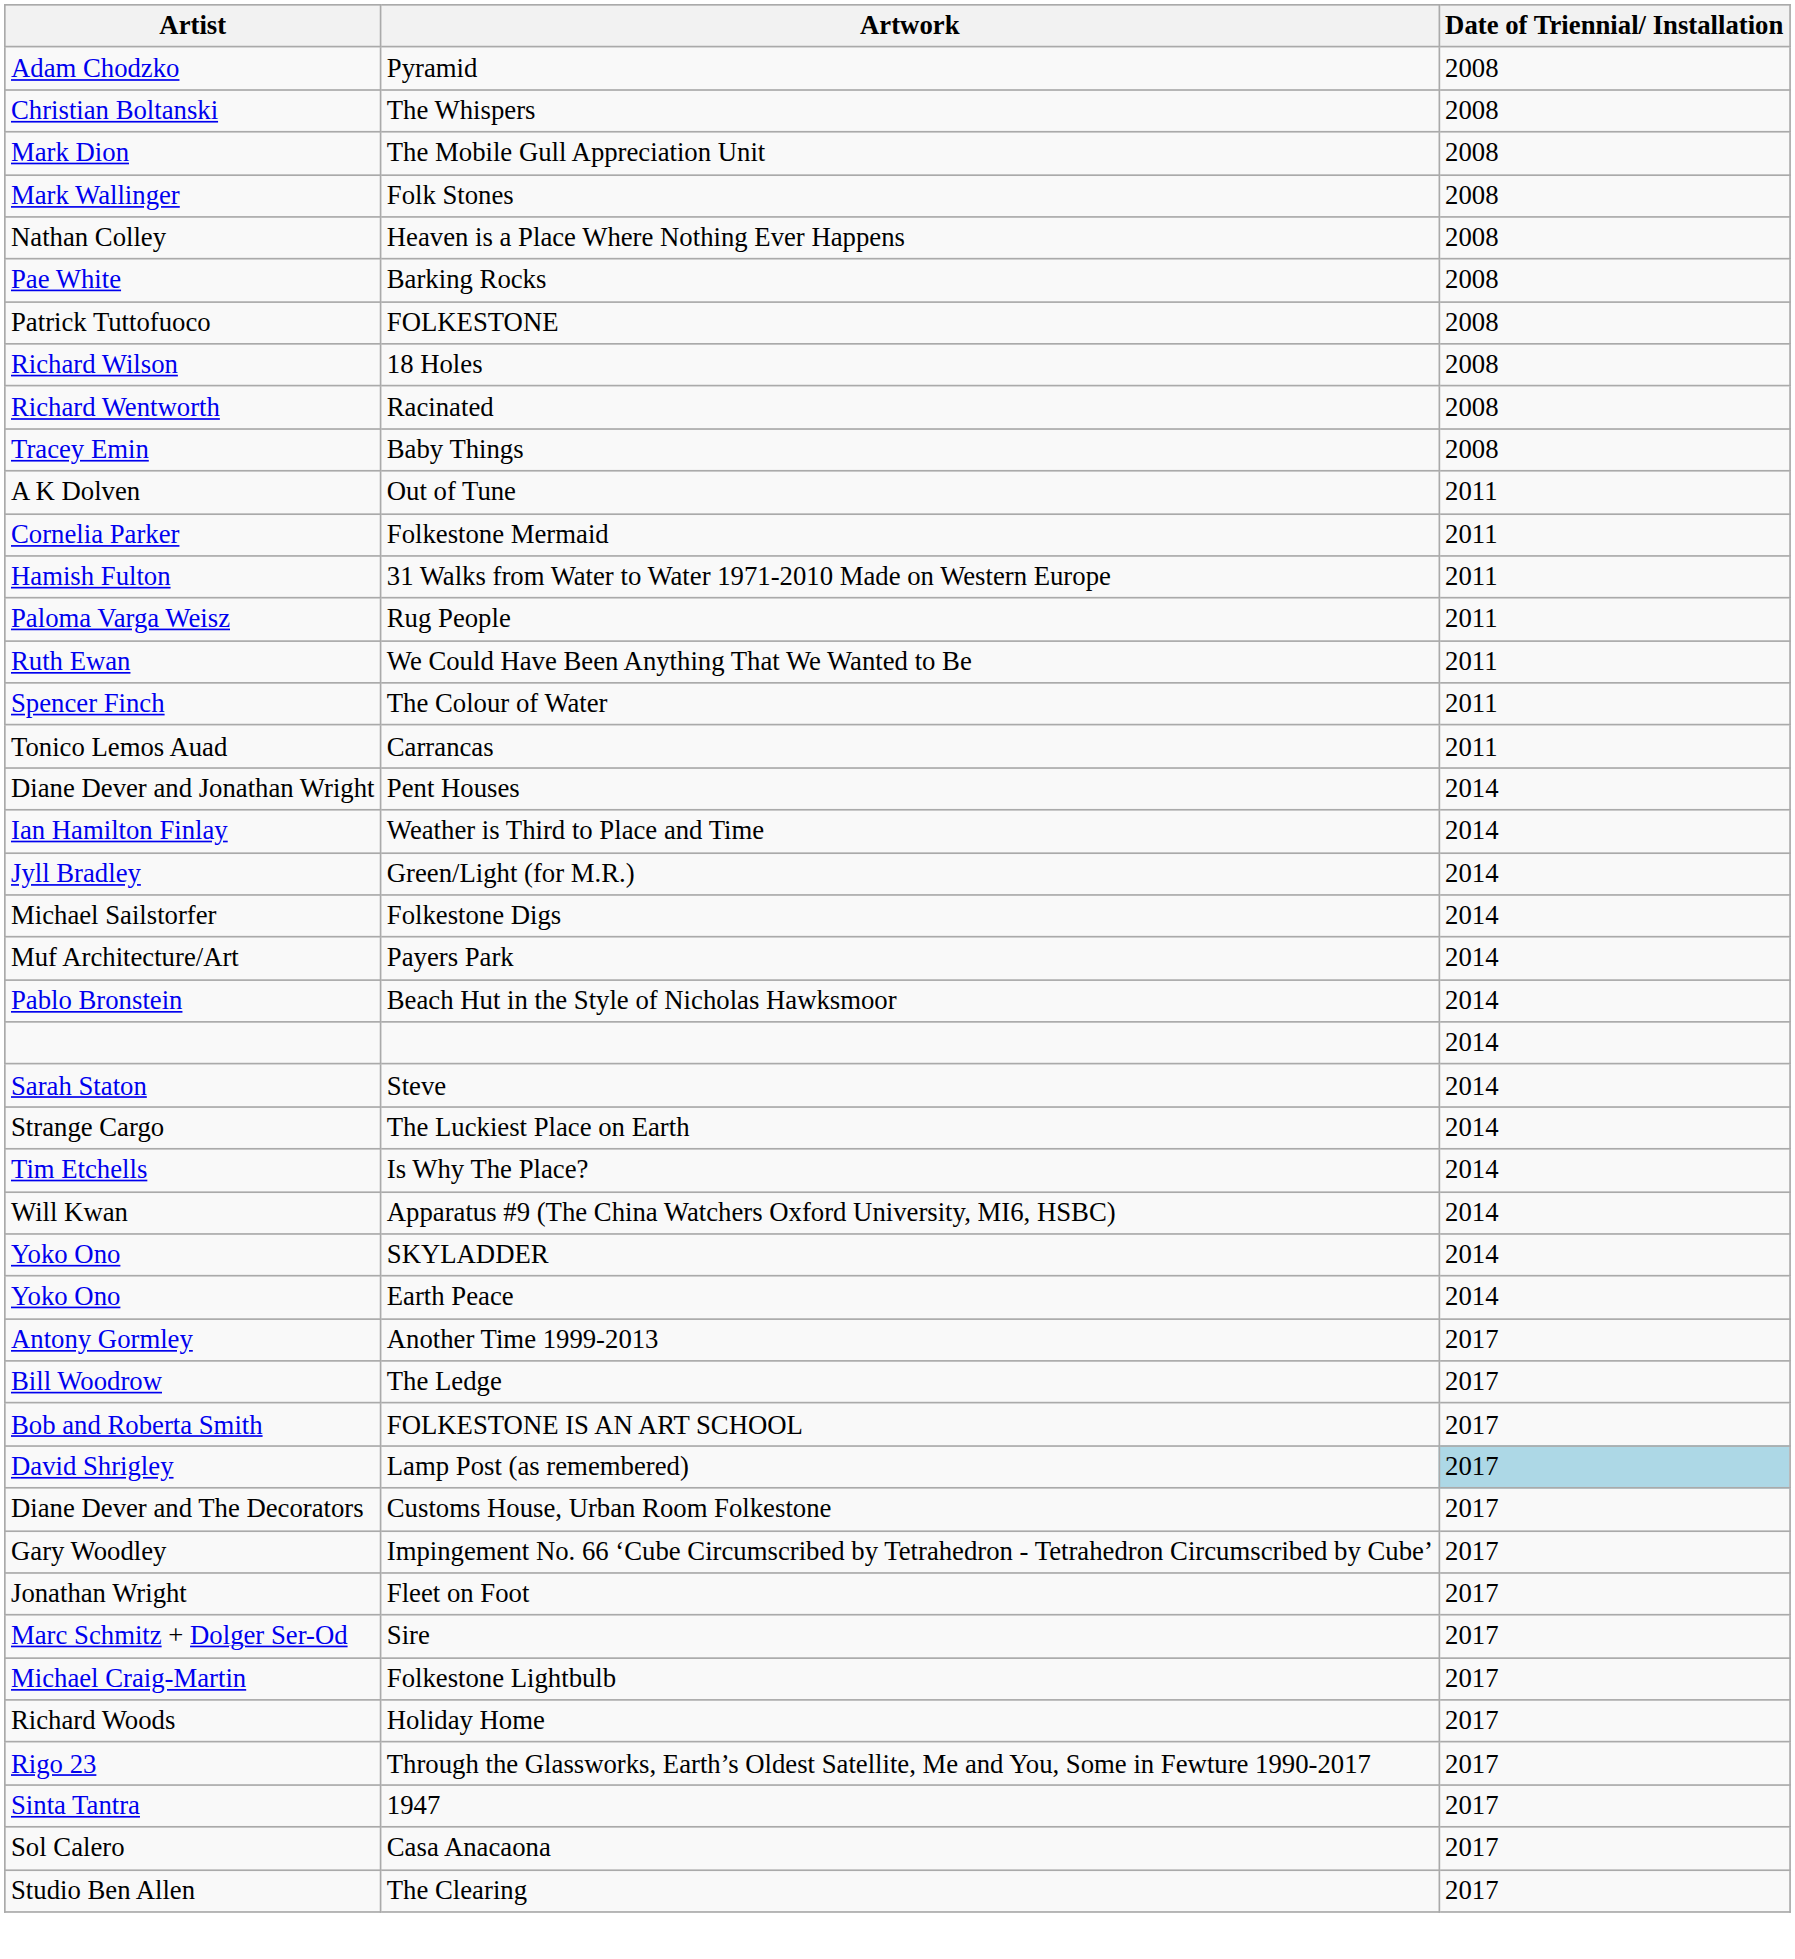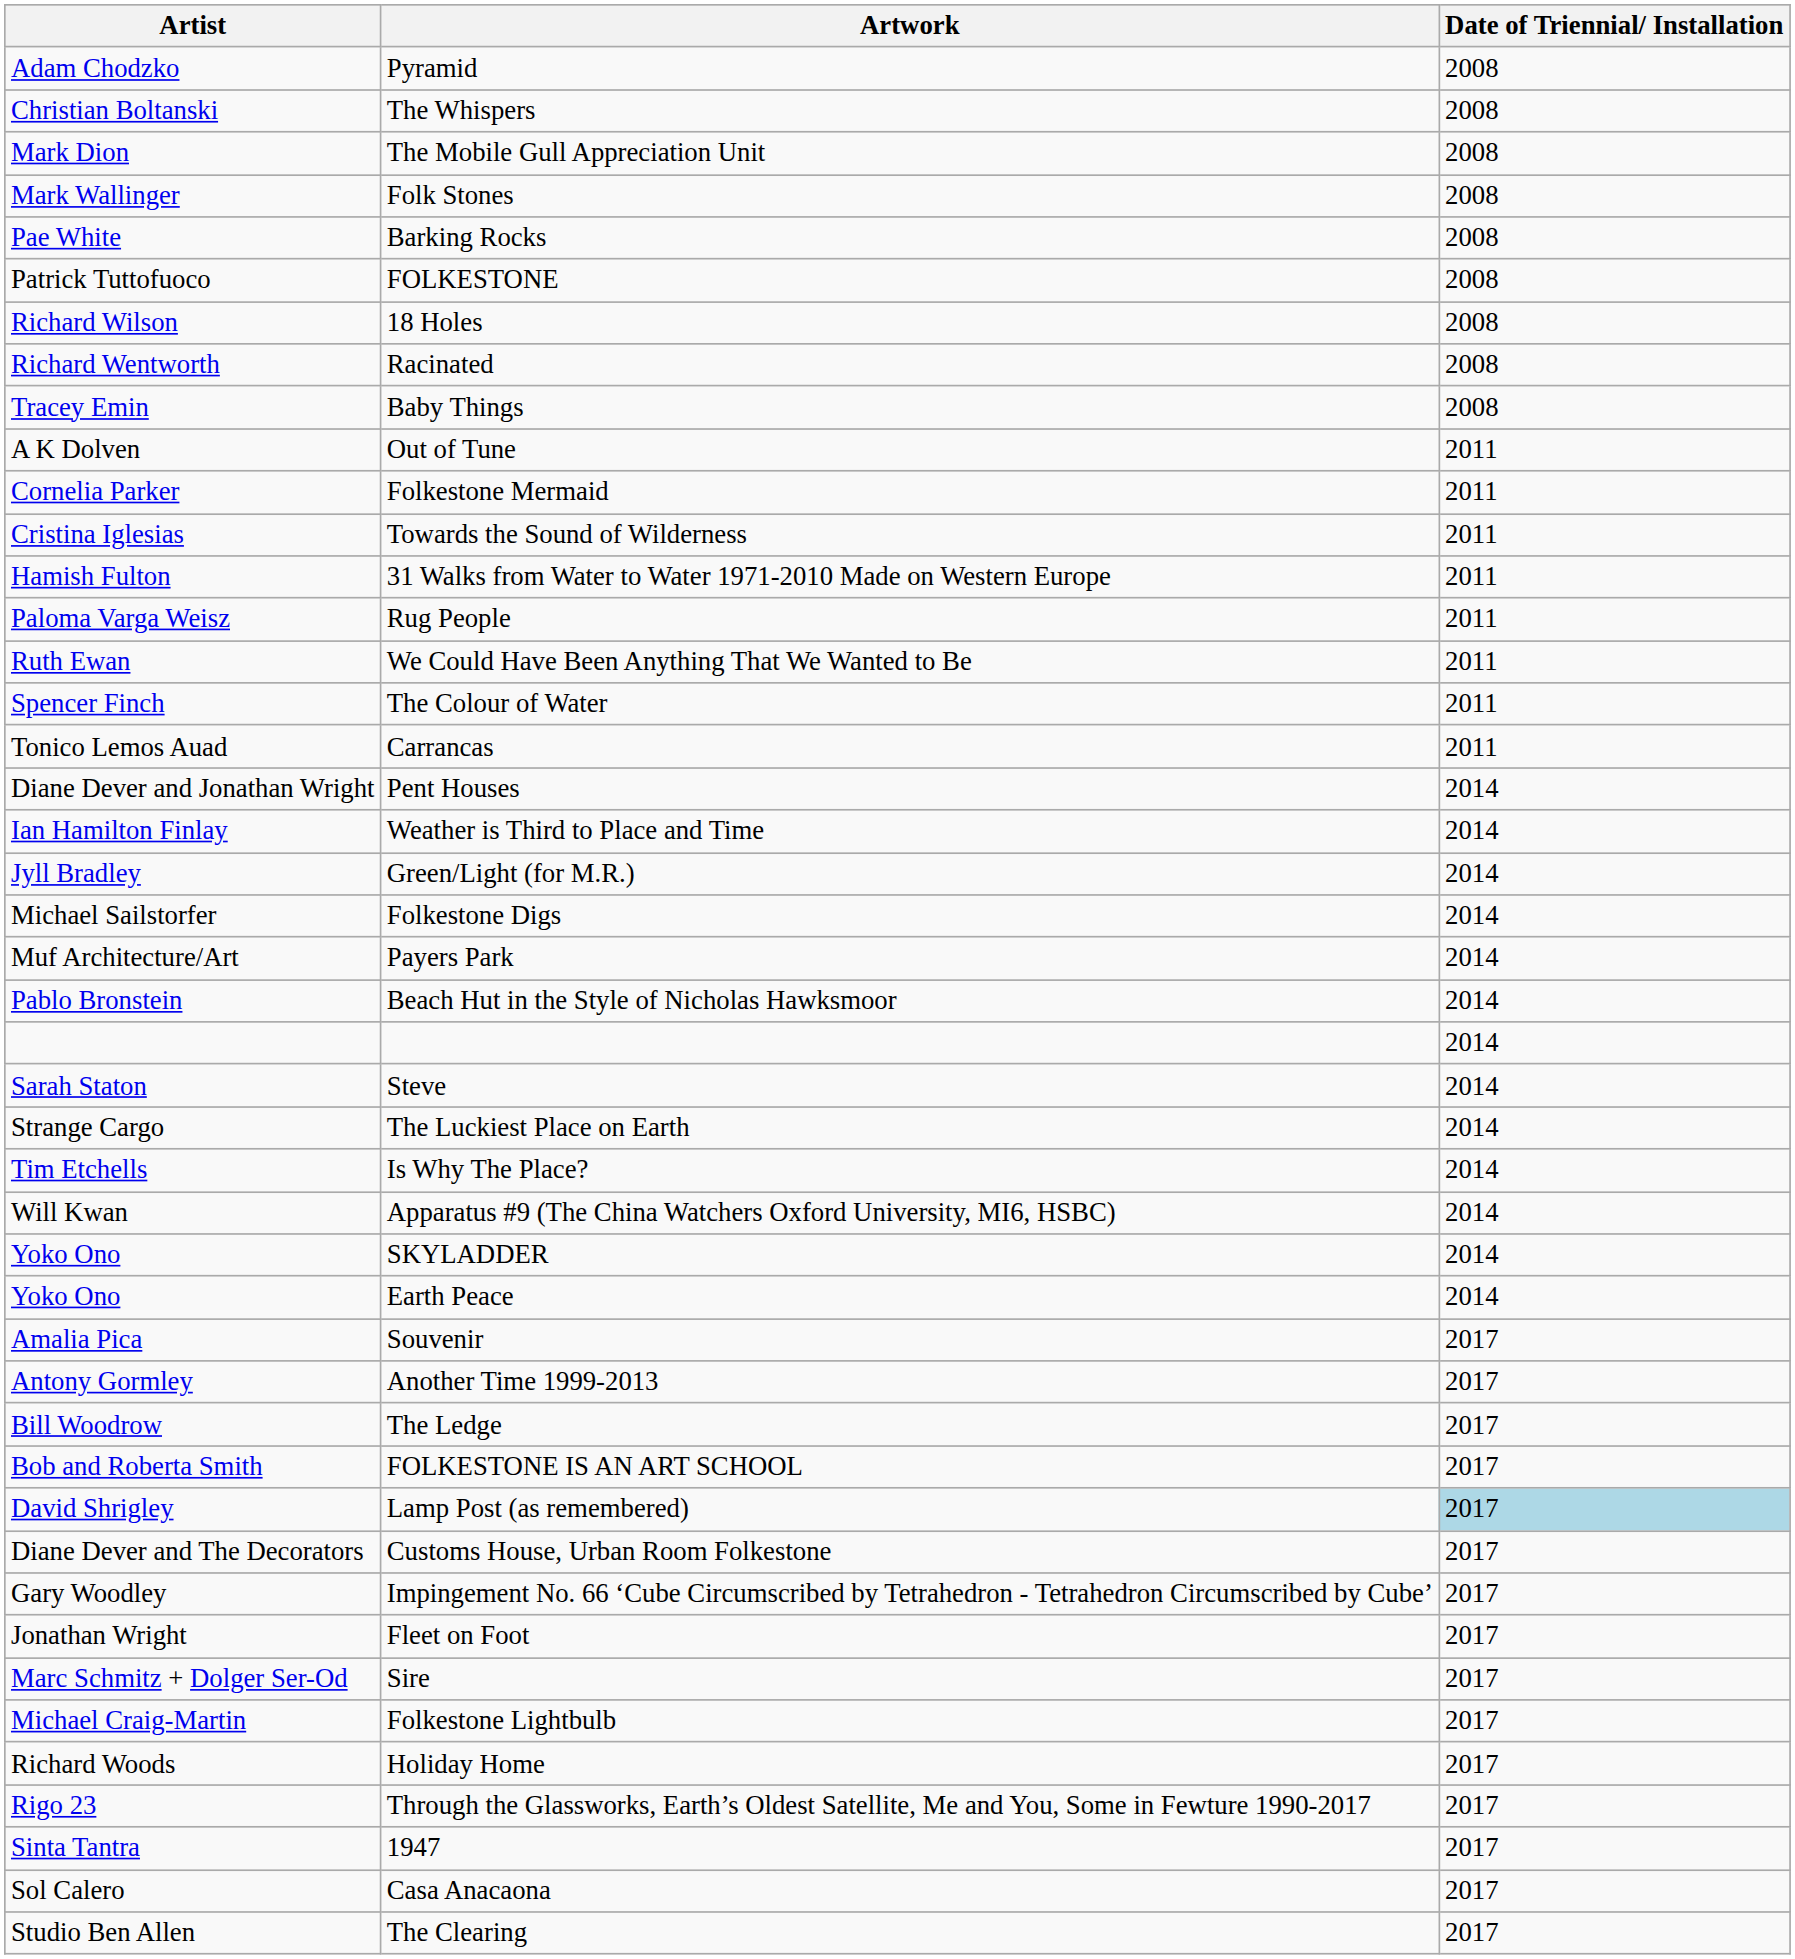- row: (646, 237)
+ row: (567, 534)
+ row: (435, 1339)
